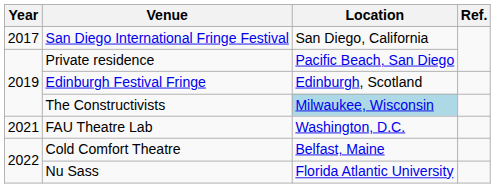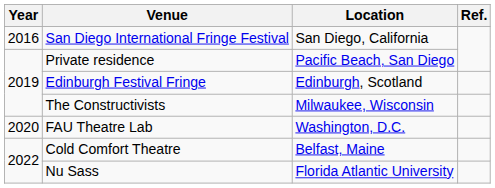(23, 37) 2017 -> (23, 37) 2016
(365, 104) lightblue background -> (365, 104) no background
(23, 127) 2021 -> (23, 127) 2020
